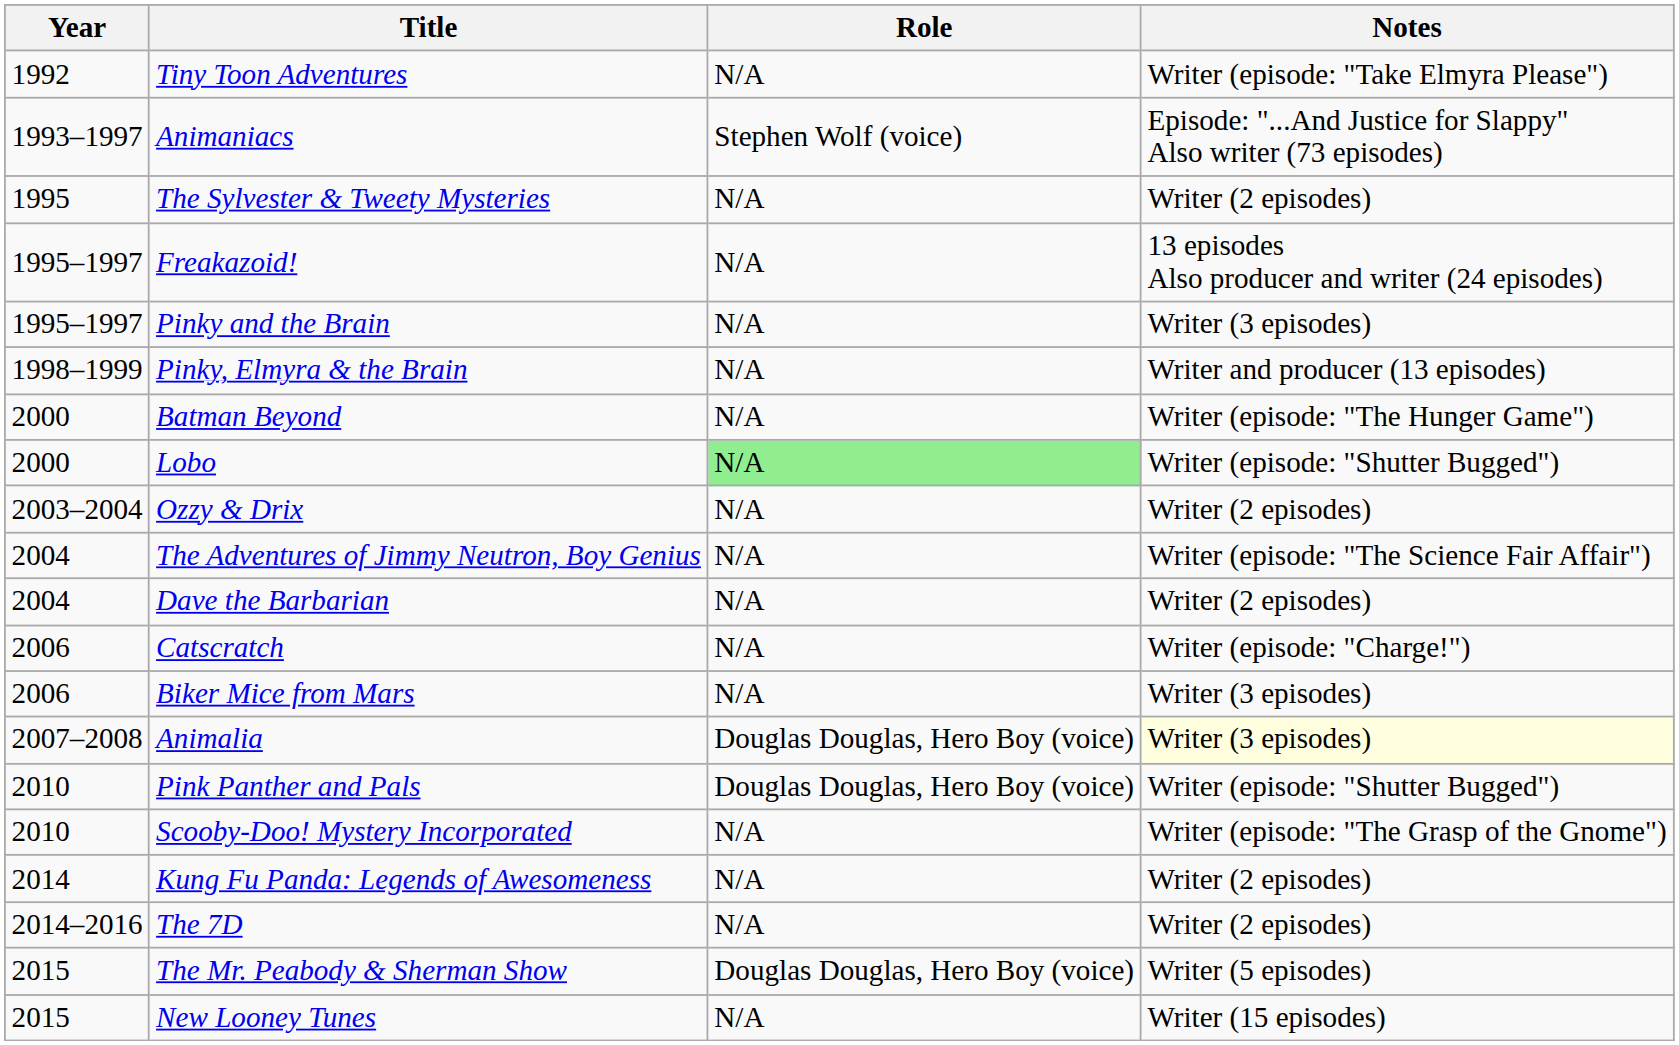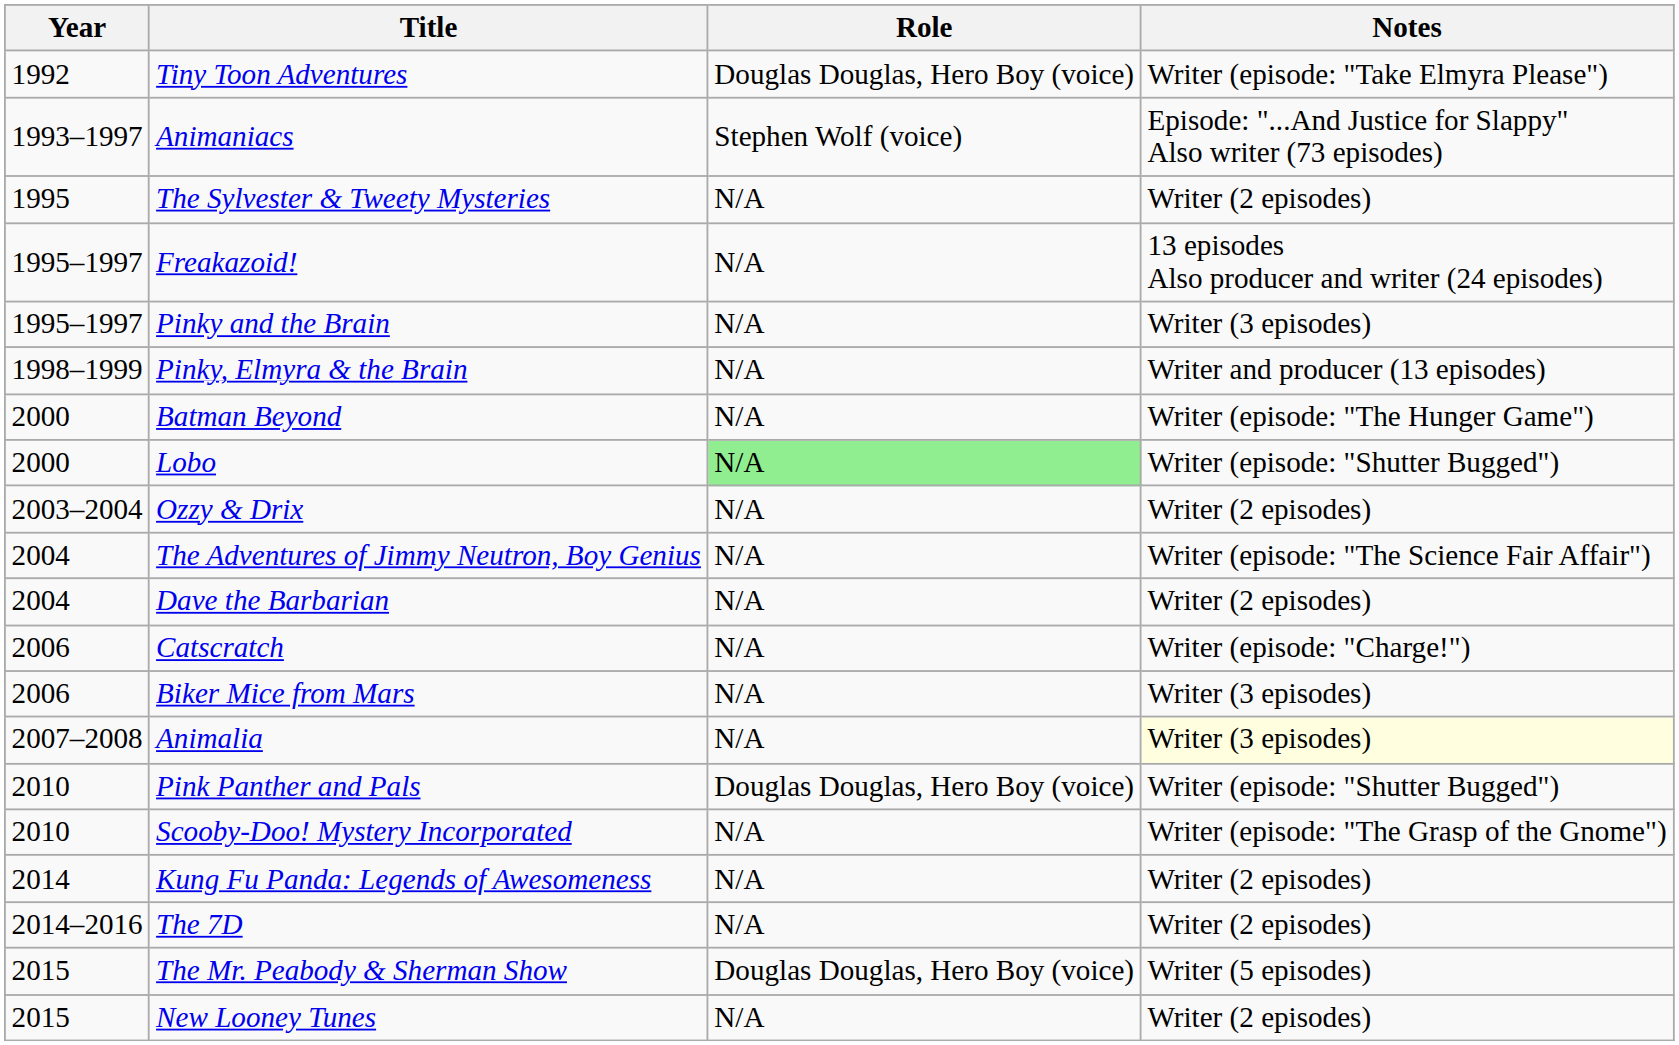(739, 73) N/A -> (924, 73) Douglas Douglas, Hero Boy (voice)
(924, 739) Douglas Douglas, Hero Boy (voice) -> (739, 739) N/A
(1267, 1016) Writer (15 episodes) -> (1259, 1016) Writer (2 episodes)
